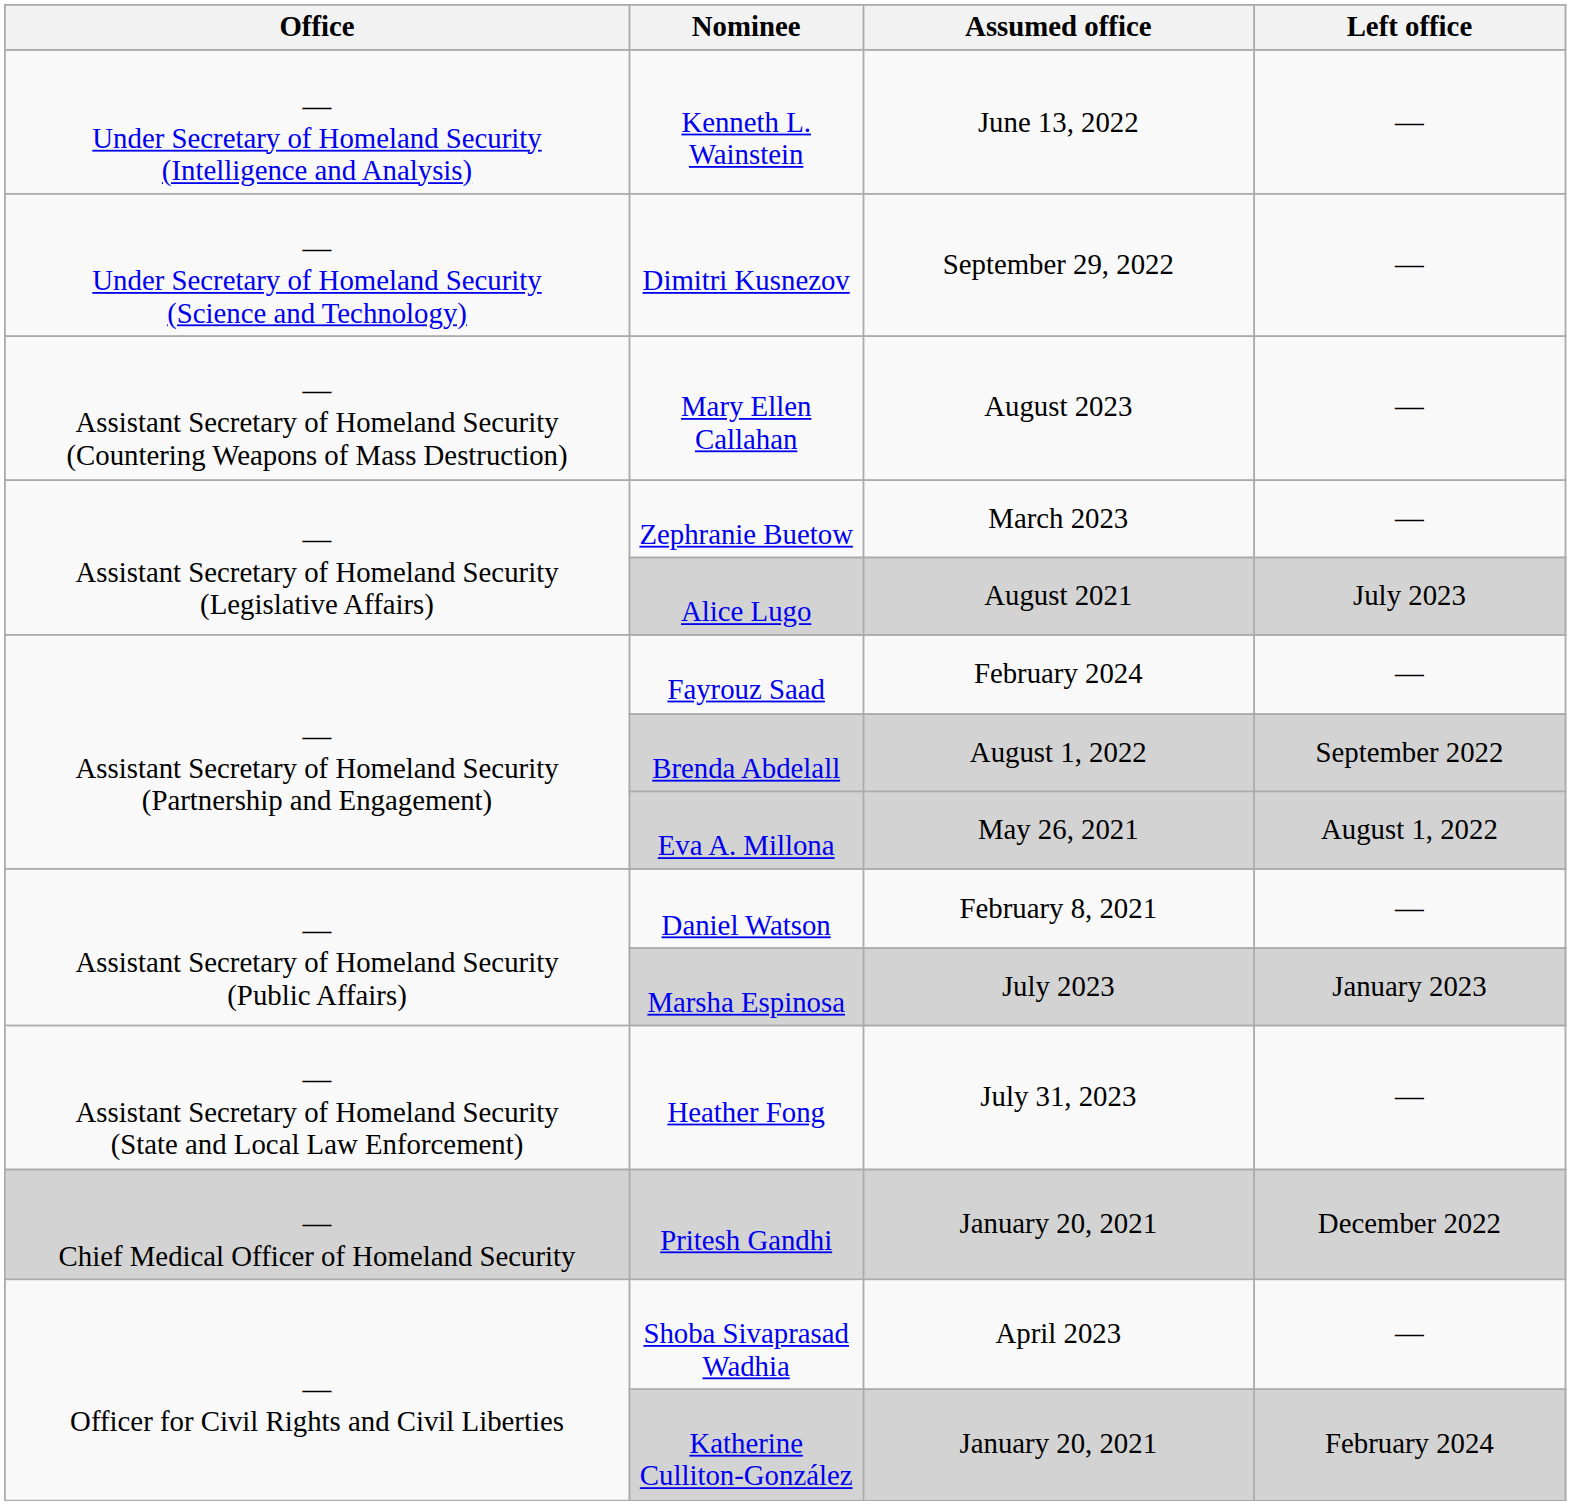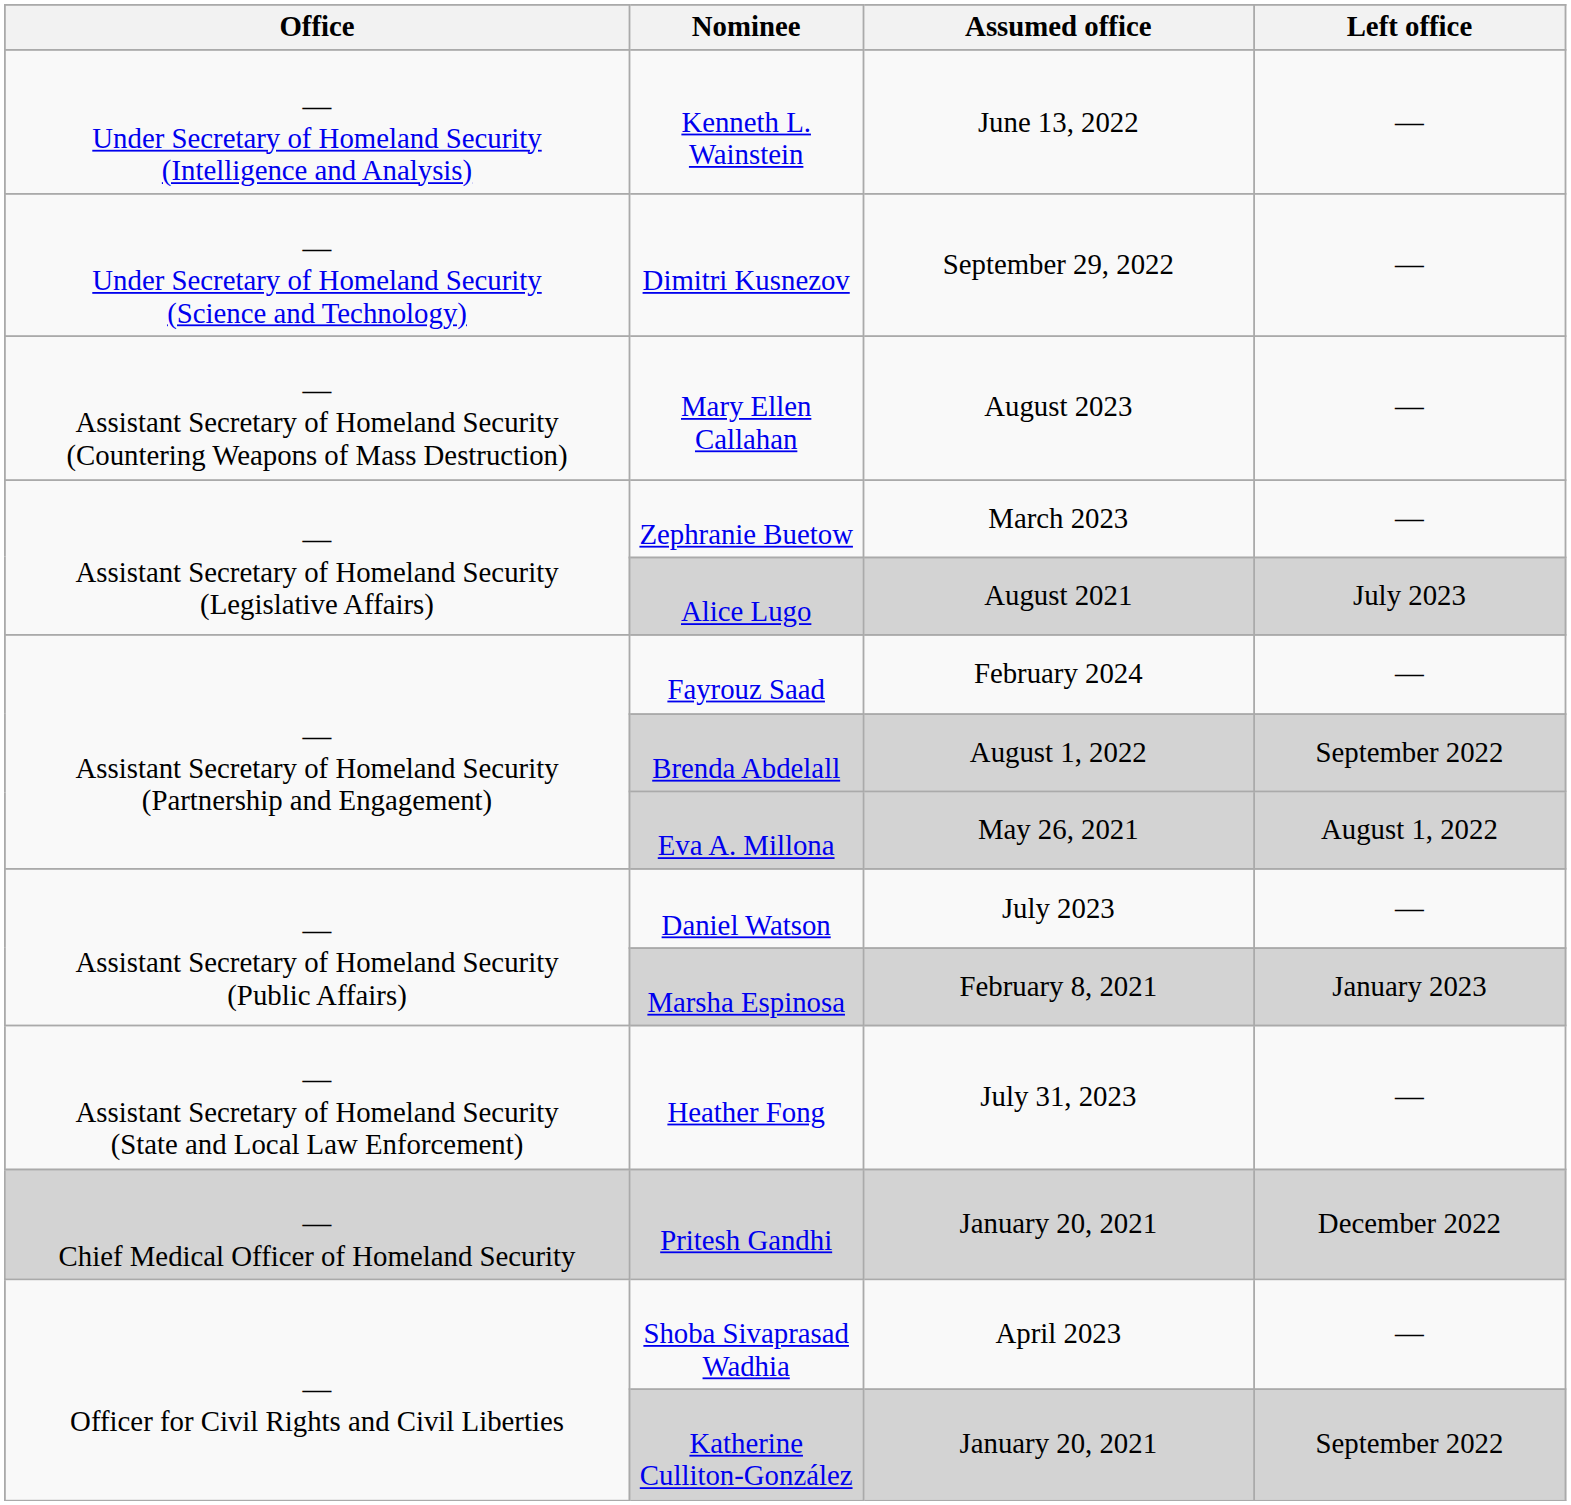(1058, 908) February 8, 2021 -> (1058, 908) July 2023
(1058, 986) July 2023 -> (1058, 986) February 8, 2021
(1409, 1444) February 2024 -> (1409, 1444) September 2022
